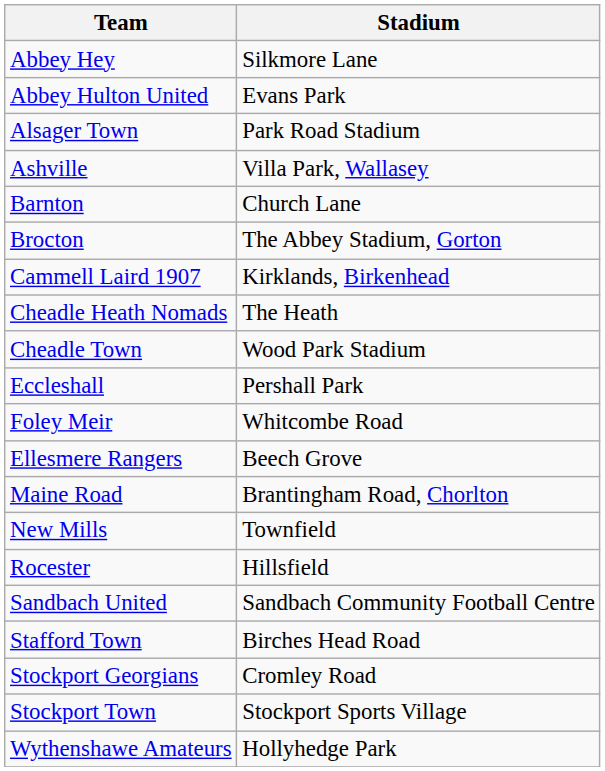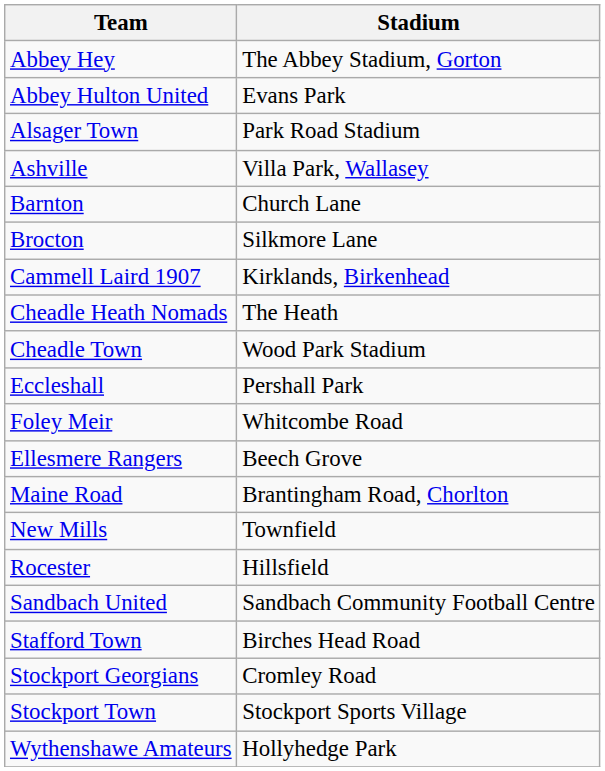(310, 58) Silkmore Lane -> (372, 58) The Abbey Stadium, Gorton
(372, 240) The Abbey Stadium, Gorton -> (310, 240) Silkmore Lane
